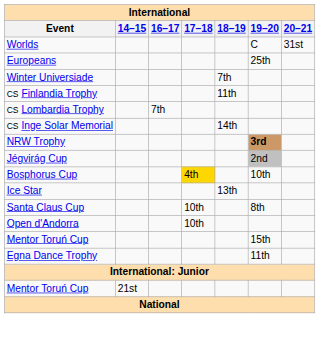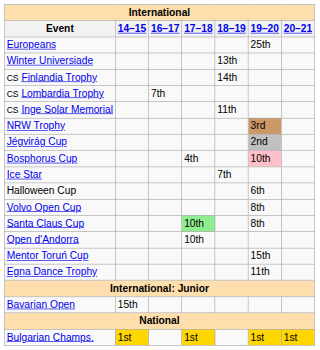- row: (23, 45)
(224, 77) 7th -> (227, 61) 13th
(227, 93) 11th -> (227, 77) 14th
(227, 126) 14th -> (227, 110) 11th
(258, 142) bold -> (258, 126) normal
(191, 175) gold background -> (191, 158) no background
(260, 175) no background -> (260, 158) pink background
(227, 191) 13th -> (224, 175) 7th
+ row: (41, 191)
+ row: (44, 207)
(194, 207) no background -> (194, 223) lightgreen background
+ row: (41, 304)
- row: (48, 288)
+ row: (50, 337)
